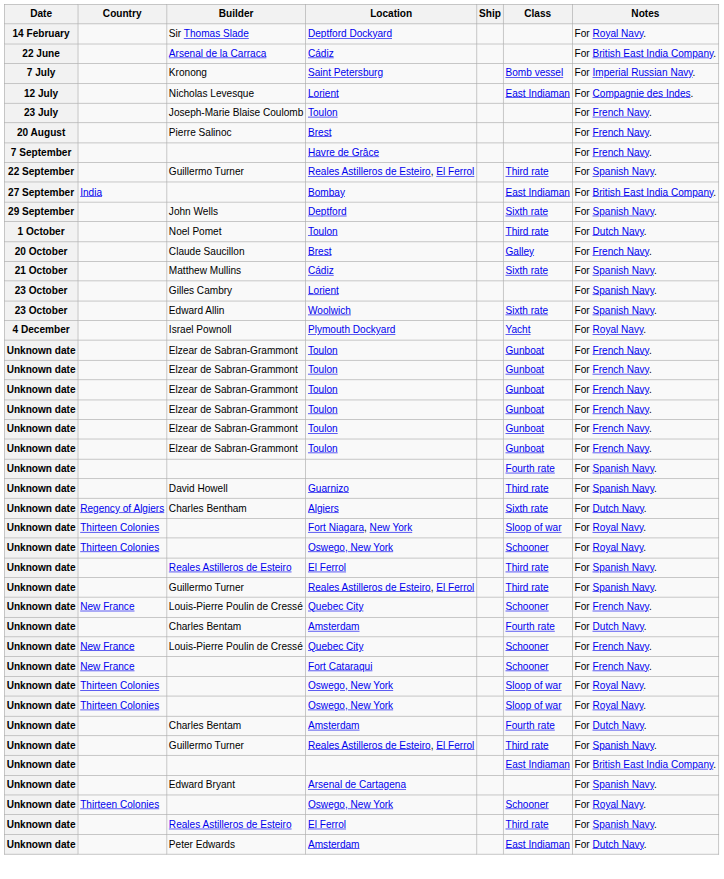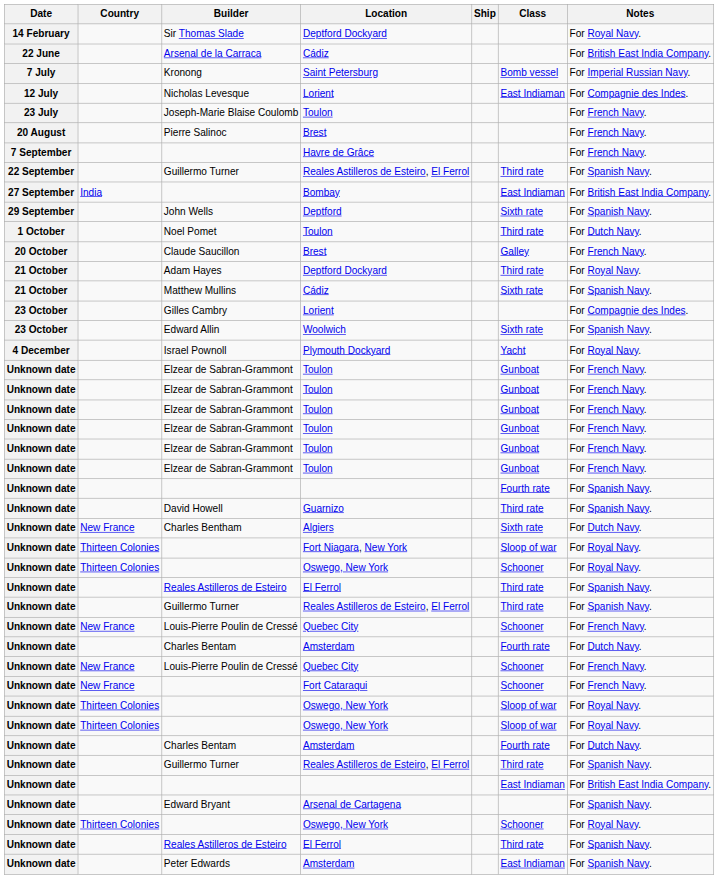+ row: (193, 271)
(616, 291) For Spanish Navy. -> (629, 310) For Compagnie des Indes.
(122, 508) Regency of Algiers -> (107, 528) New France
(611, 844) For Dutch Navy. -> (611, 864) For Spanish Navy.
